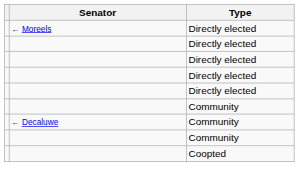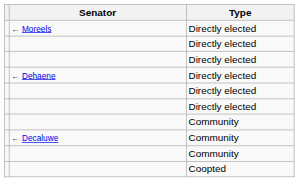+ row: (33, 76)
